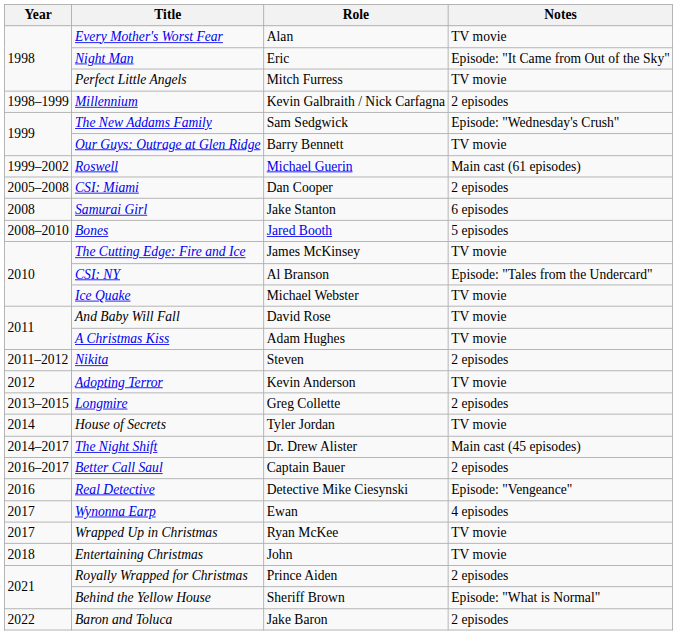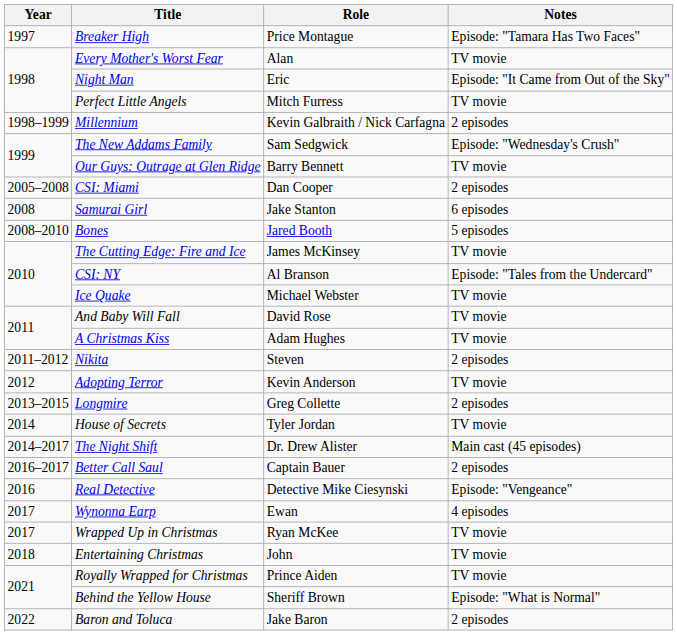+ row: (112, 36)
- row: (97, 166)
(480, 576) 2 episodes -> (479, 576) TV movie
